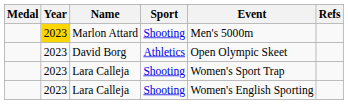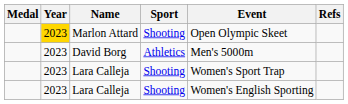(222, 33) Men's 5000m -> (239, 33) Open Olympic Skeet
(239, 52) Open Olympic Skeet -> (222, 52) Men's 5000m
